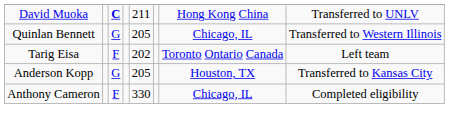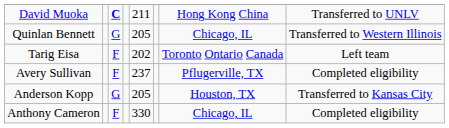+ row: (54, 73)
